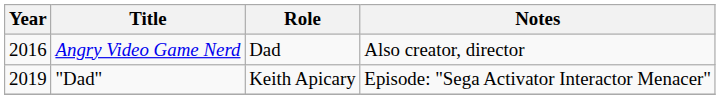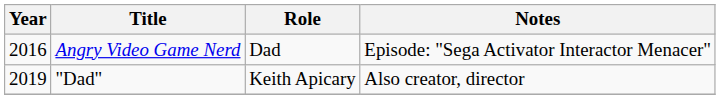(444, 49) Also creator, director -> (538, 49) Episode: "Sega Activator Interactor Menacer"
(538, 79) Episode: "Sega Activator Interactor Menacer" -> (444, 79) Also creator, director
